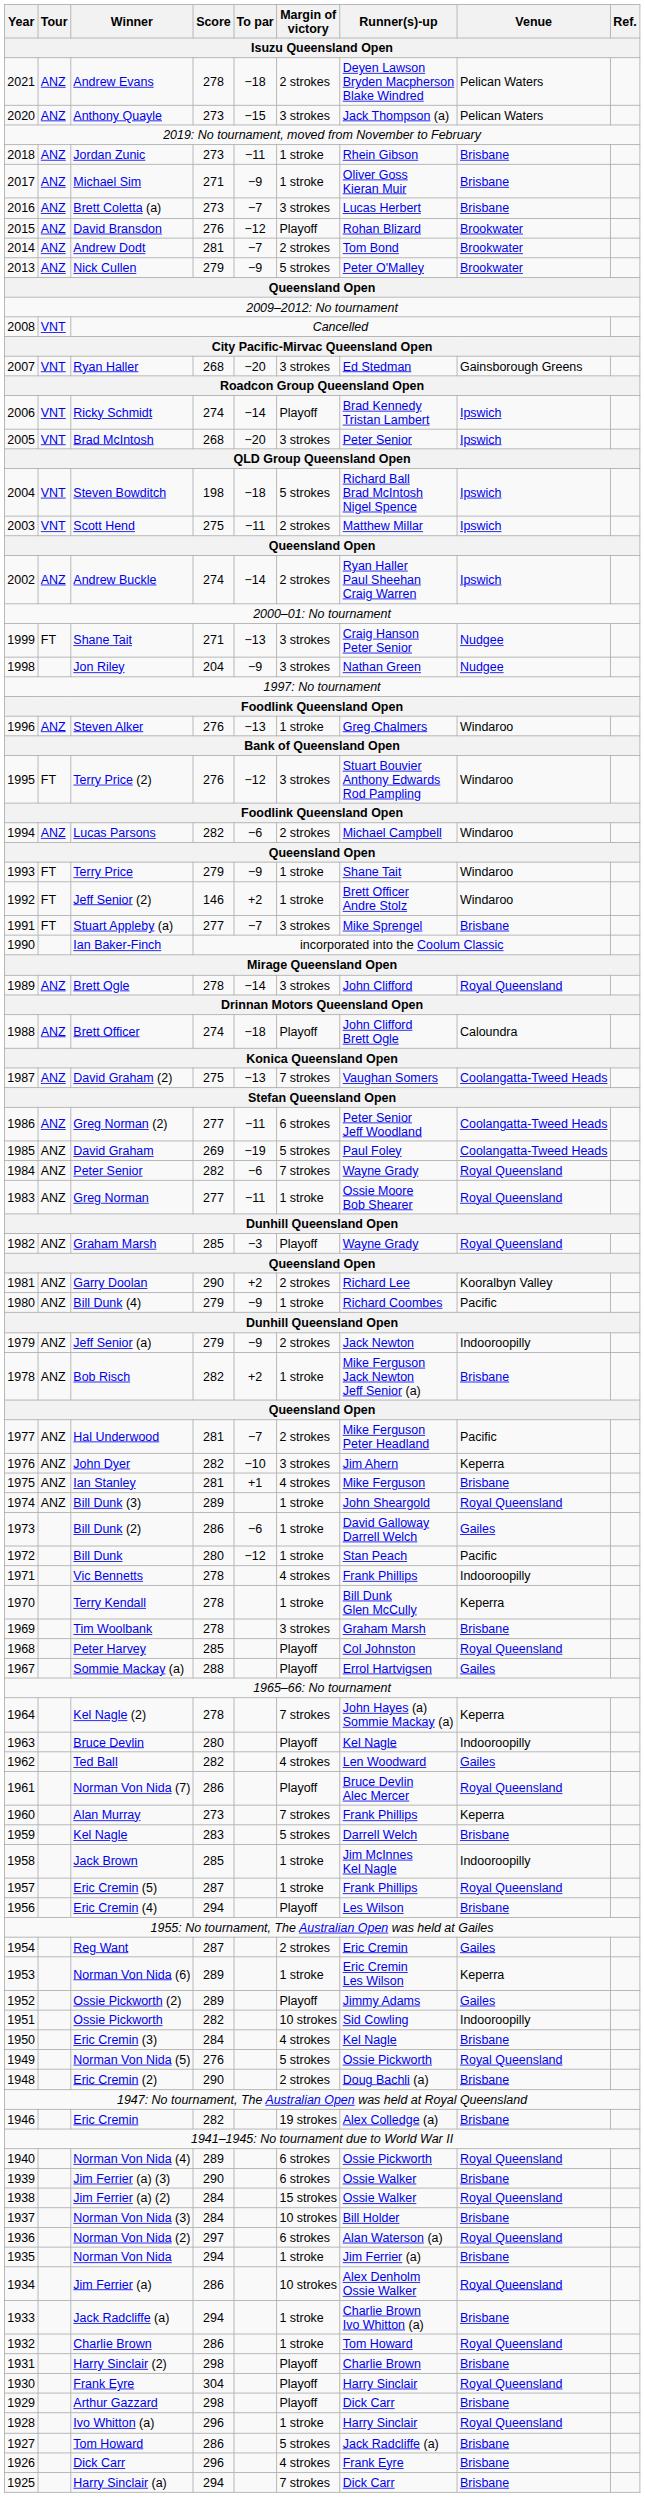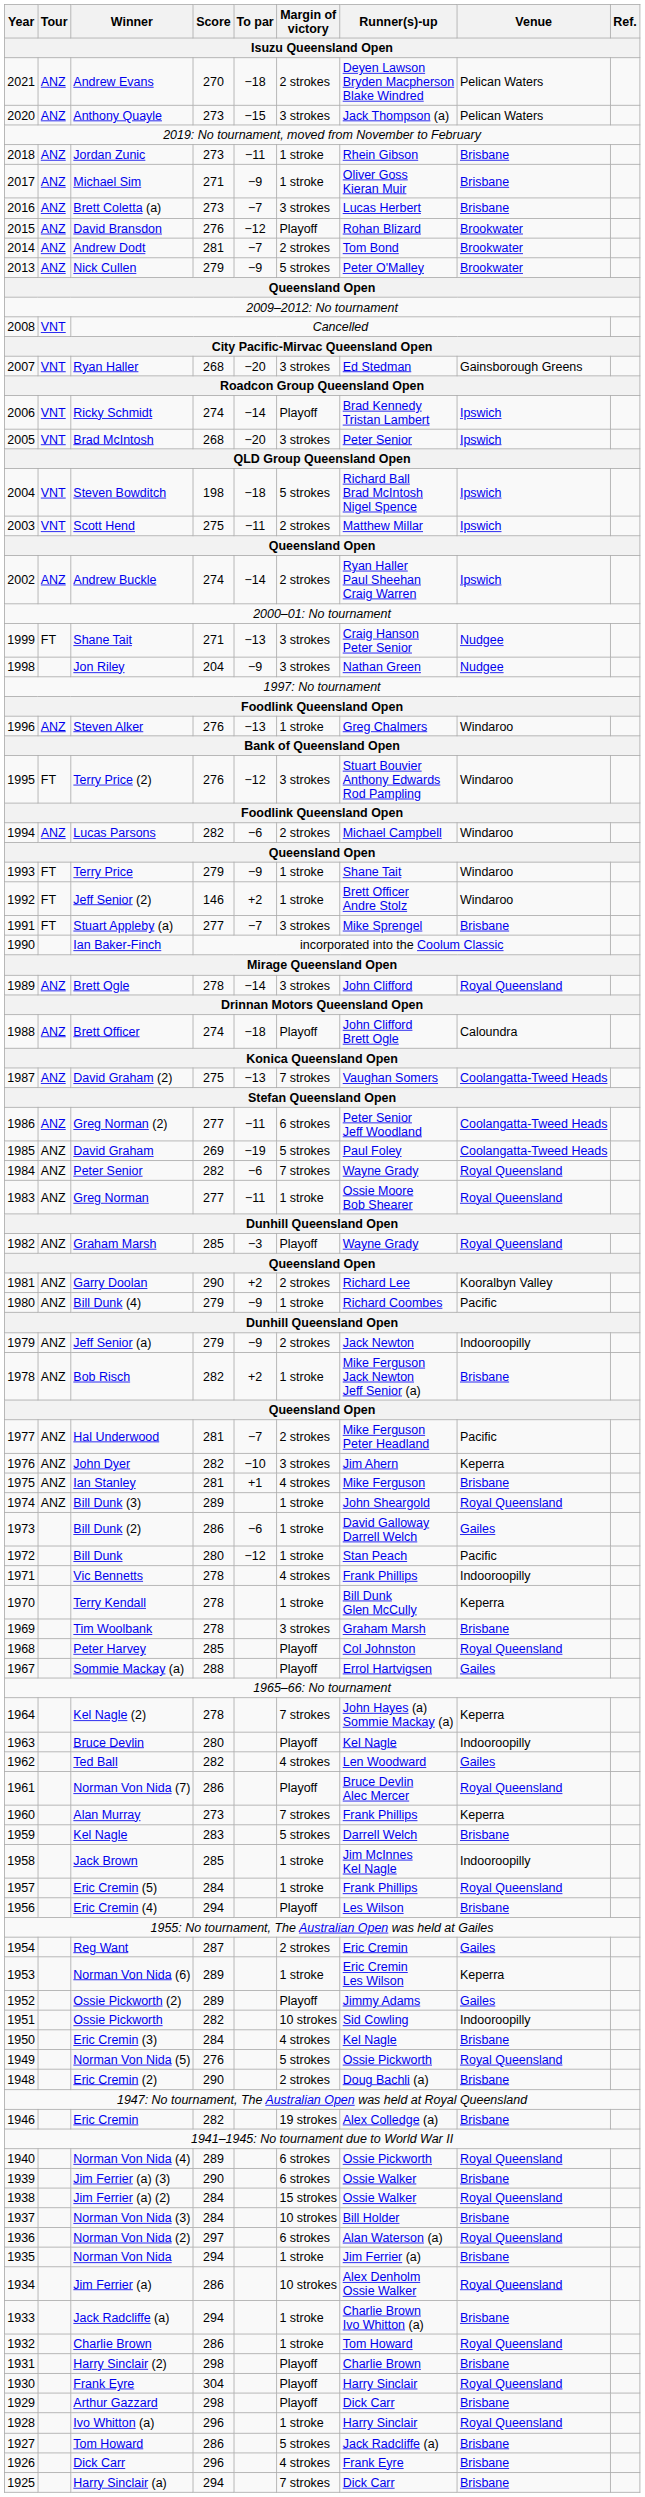(213, 82) 278 -> (213, 82) 270
(213, 1888) 287 -> (213, 1888) 284
